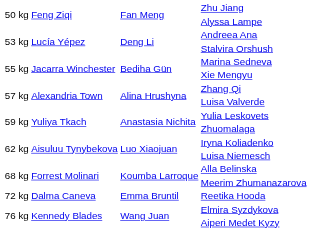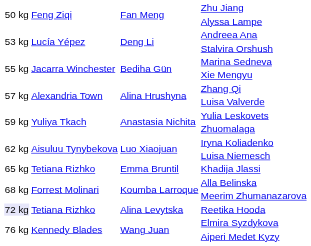+ row: (231, 169)
(17, 196) no background -> (17, 209) lavender background
(63, 196) Dalma Caneva -> (63, 209) Tetiana Rizhko
(150, 196) Emma Bruntil -> (152, 209) Alina Levytska
